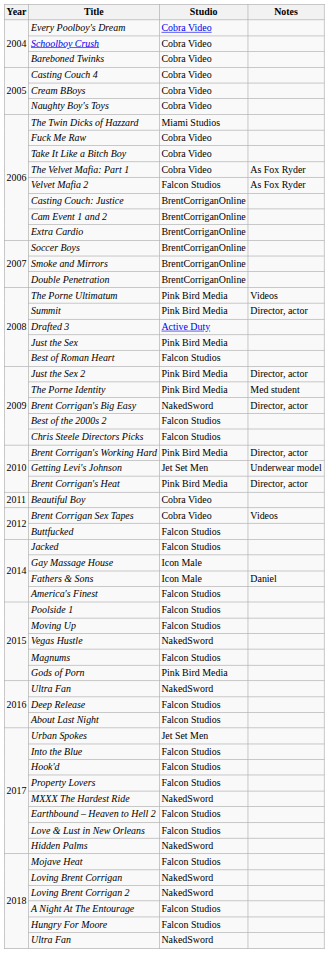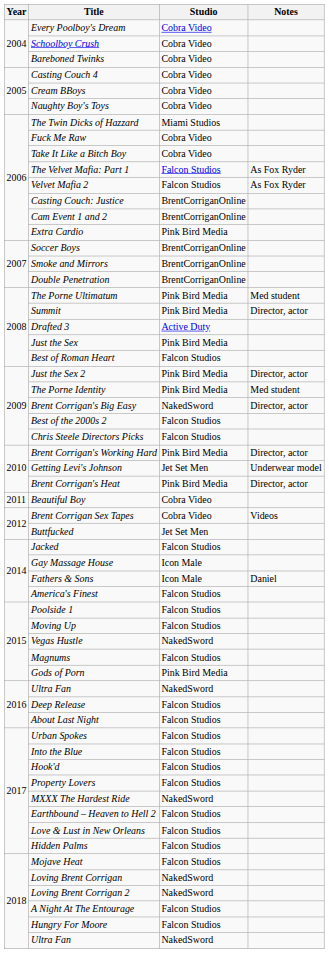(187, 169) Cobra Video -> (191, 169) Falcon Studios
(204, 232) BrentCorriganOnline -> (195, 232) Pink Bird Media
(264, 295) Videos -> (275, 295) Med student
(191, 531) Falcon Studios -> (185, 531) Jet Set Men
(185, 736) Jet Set Men -> (191, 736) Falcon Studios
(187, 846) NakedSword -> (191, 846) Falcon Studios
